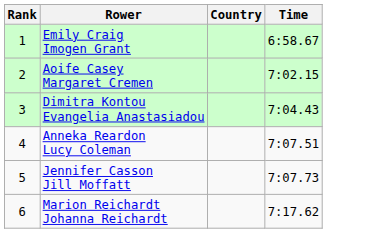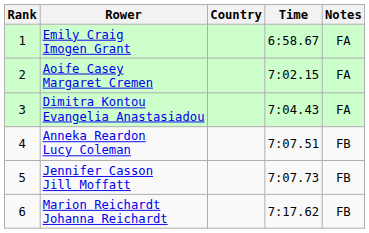+ column: (343, 14)
